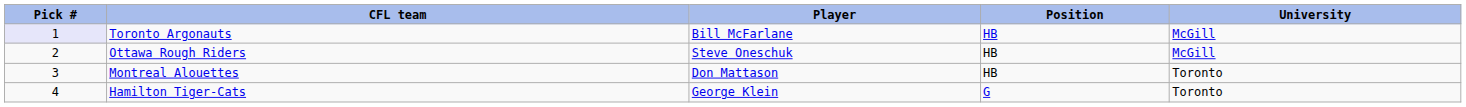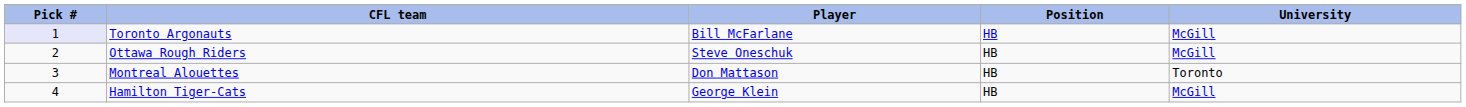(987, 92) G -> (990, 92) HB
(1198, 92) Toronto -> (1194, 92) McGill
